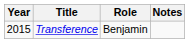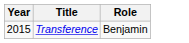- column: (167, 13)
